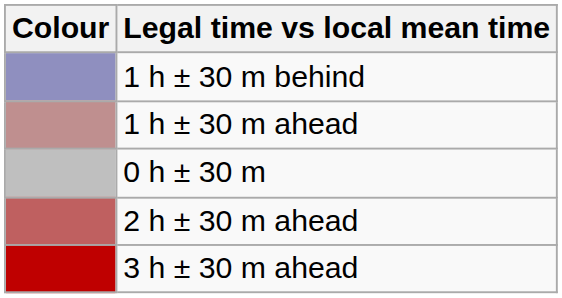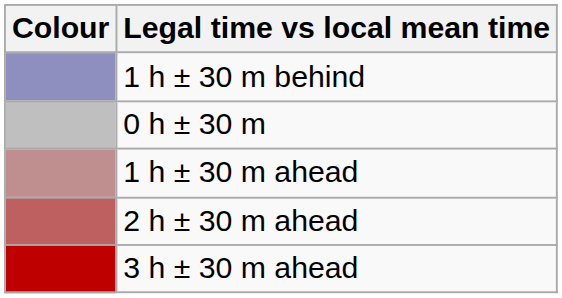rows swapped: (195, 172) <-> (241, 124)
